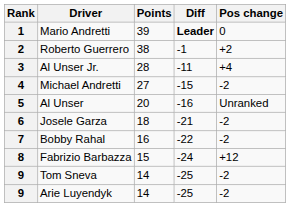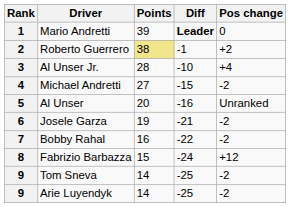(143, 49) no background -> (143, 49) khaki background
(185, 67) -11 -> (185, 67) -10
(143, 121) 18 -> (143, 121) 19
